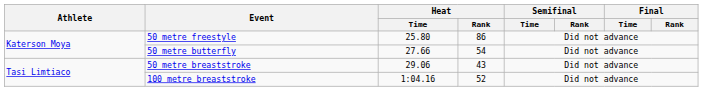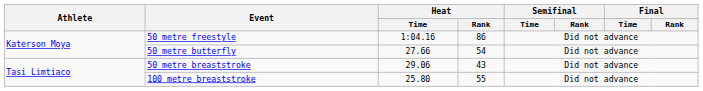(418, 38) 25.80 -> (418, 38) 1:04.16
(418, 79) 1:04.16 -> (418, 79) 25.80
(481, 79) 52 -> (481, 79) 55
